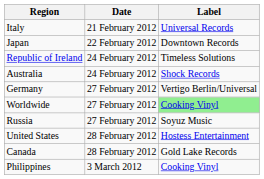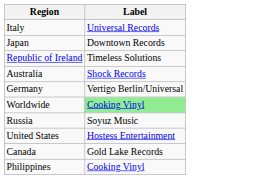- column: (122, 12)
